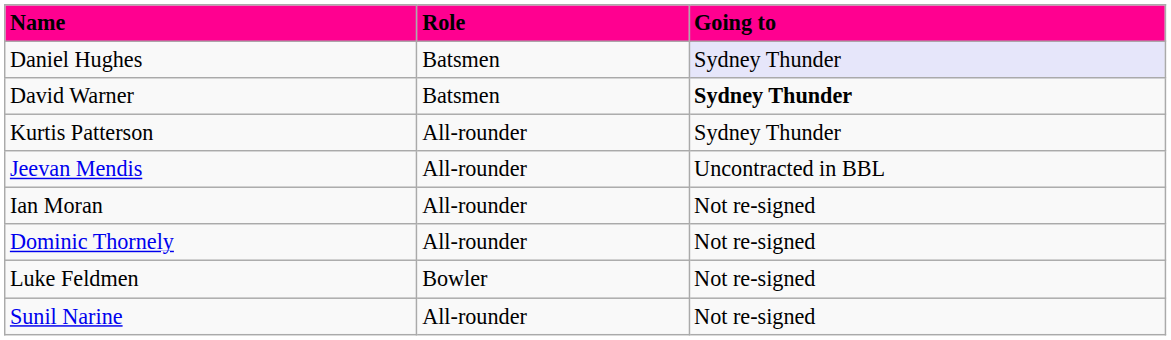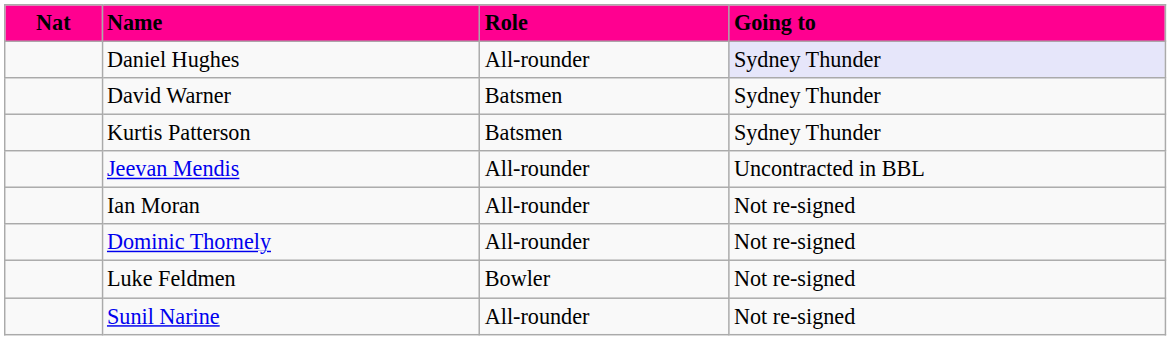+ column: (53, 22)
(461, 59) Batsmen -> (537, 59) All-rounder
(773, 96) bold -> (807, 96) normal
(475, 132) All-rounder -> (524, 132) Batsmen
